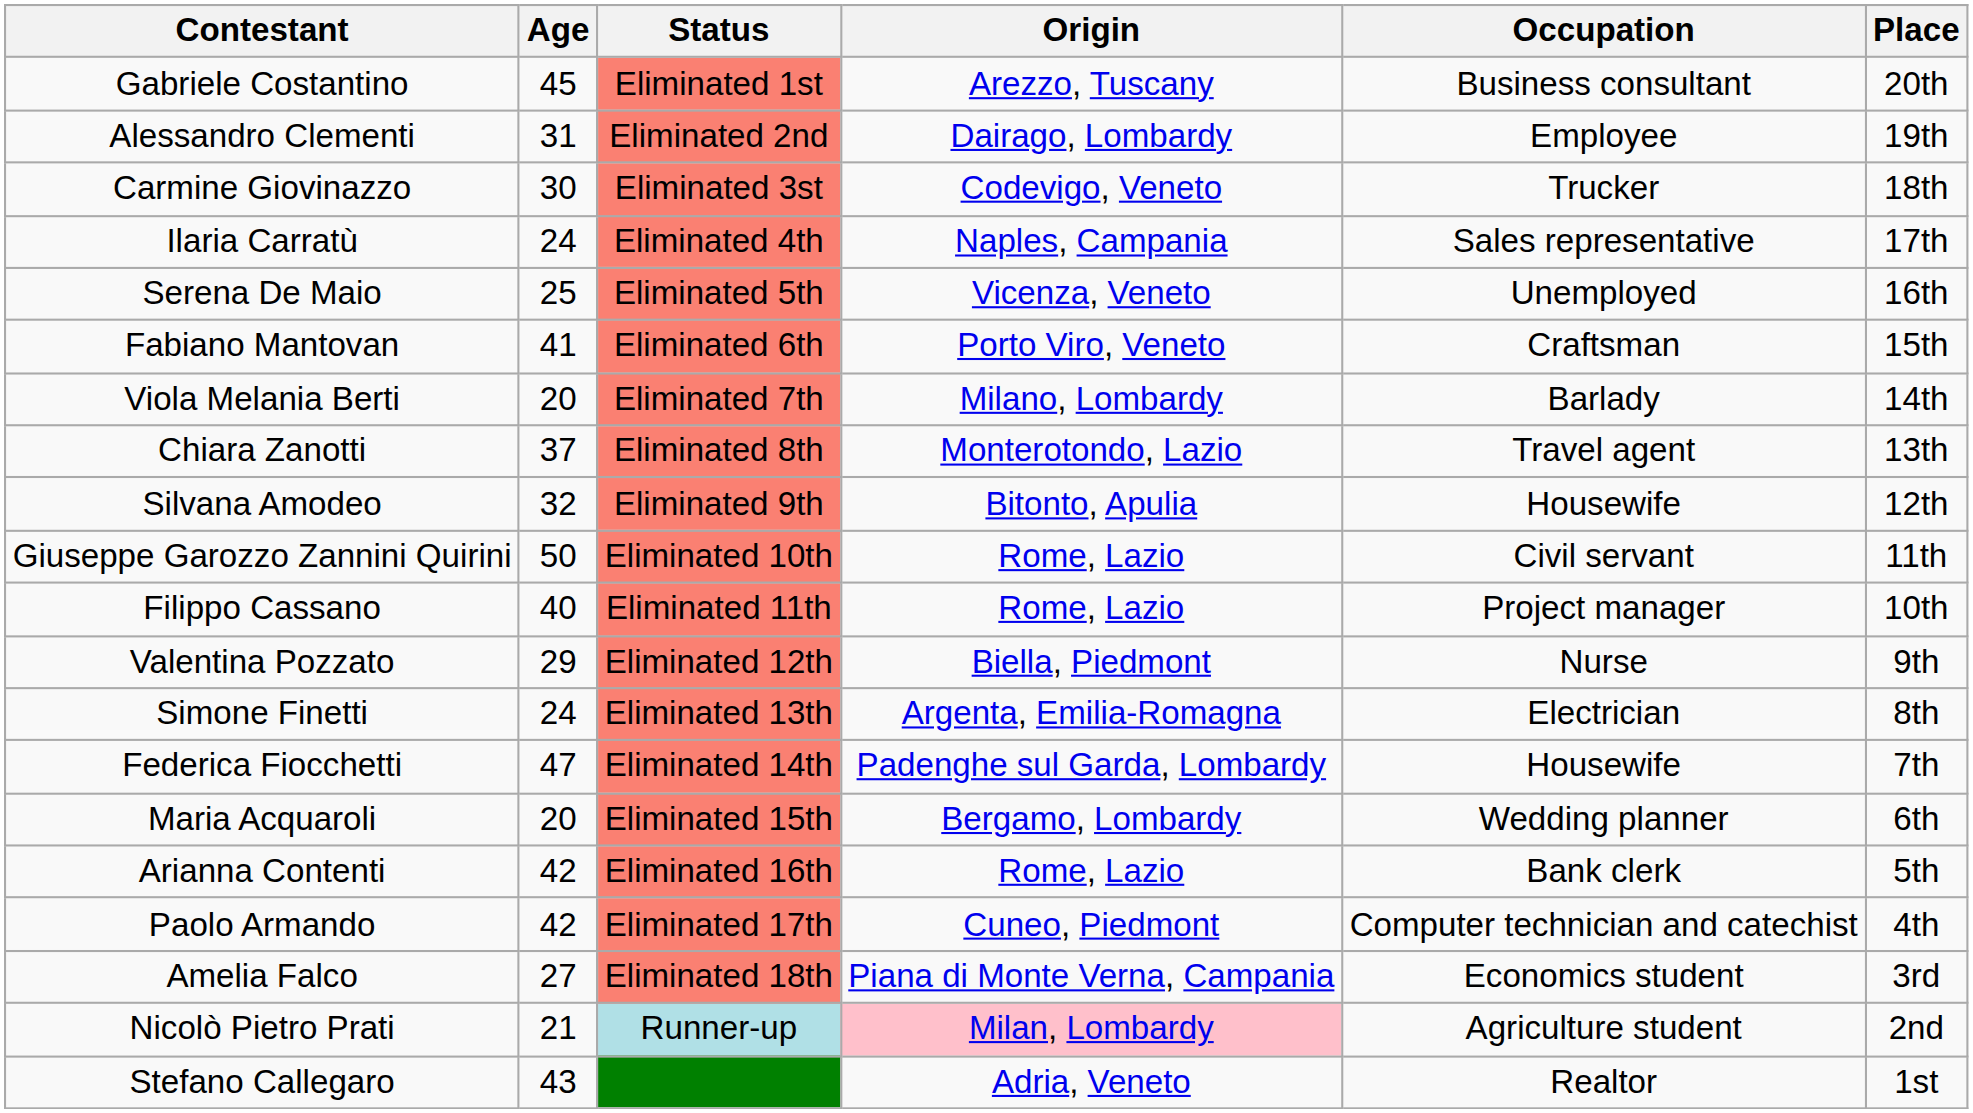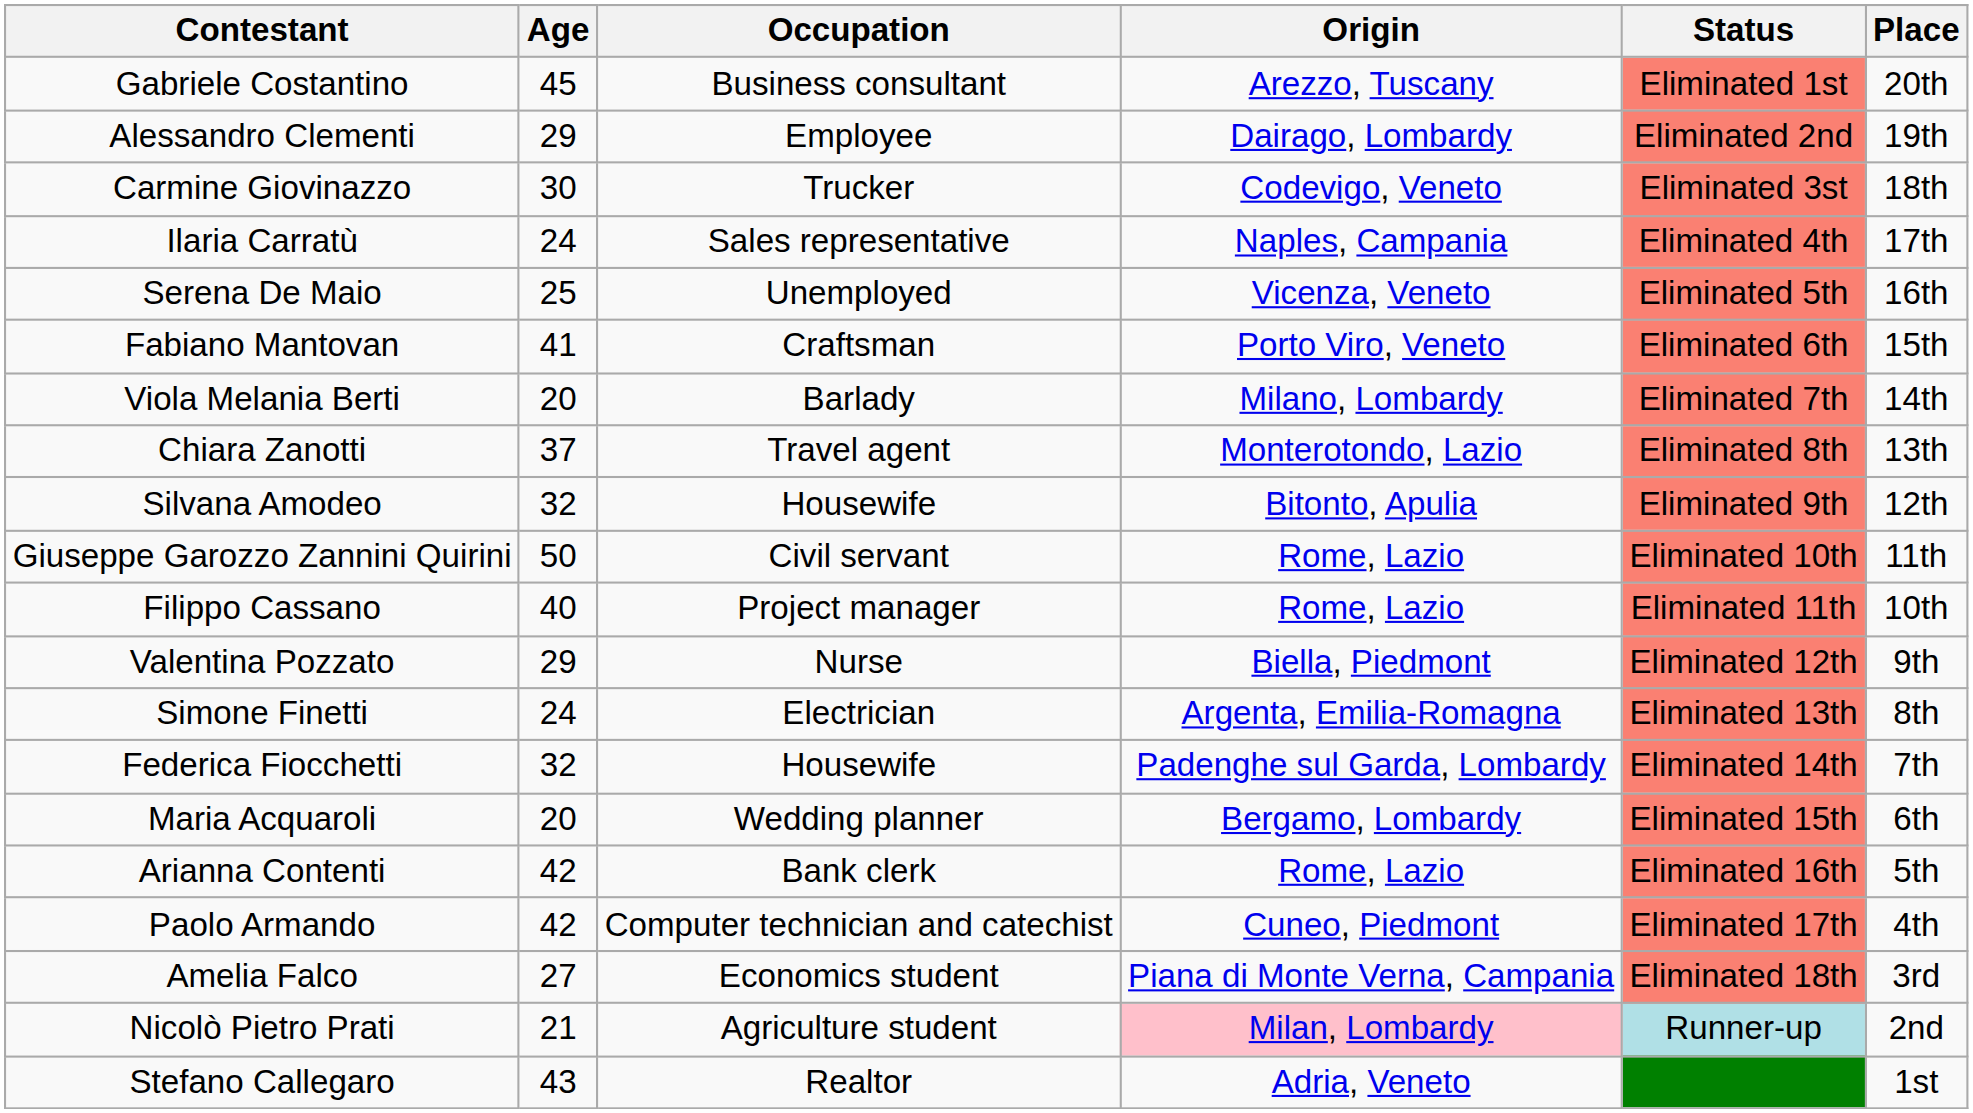columns swapped: (1604, 30) <-> (719, 30)
(558, 135) 31 -> (558, 135) 29
(558, 766) 47 -> (558, 766) 32
